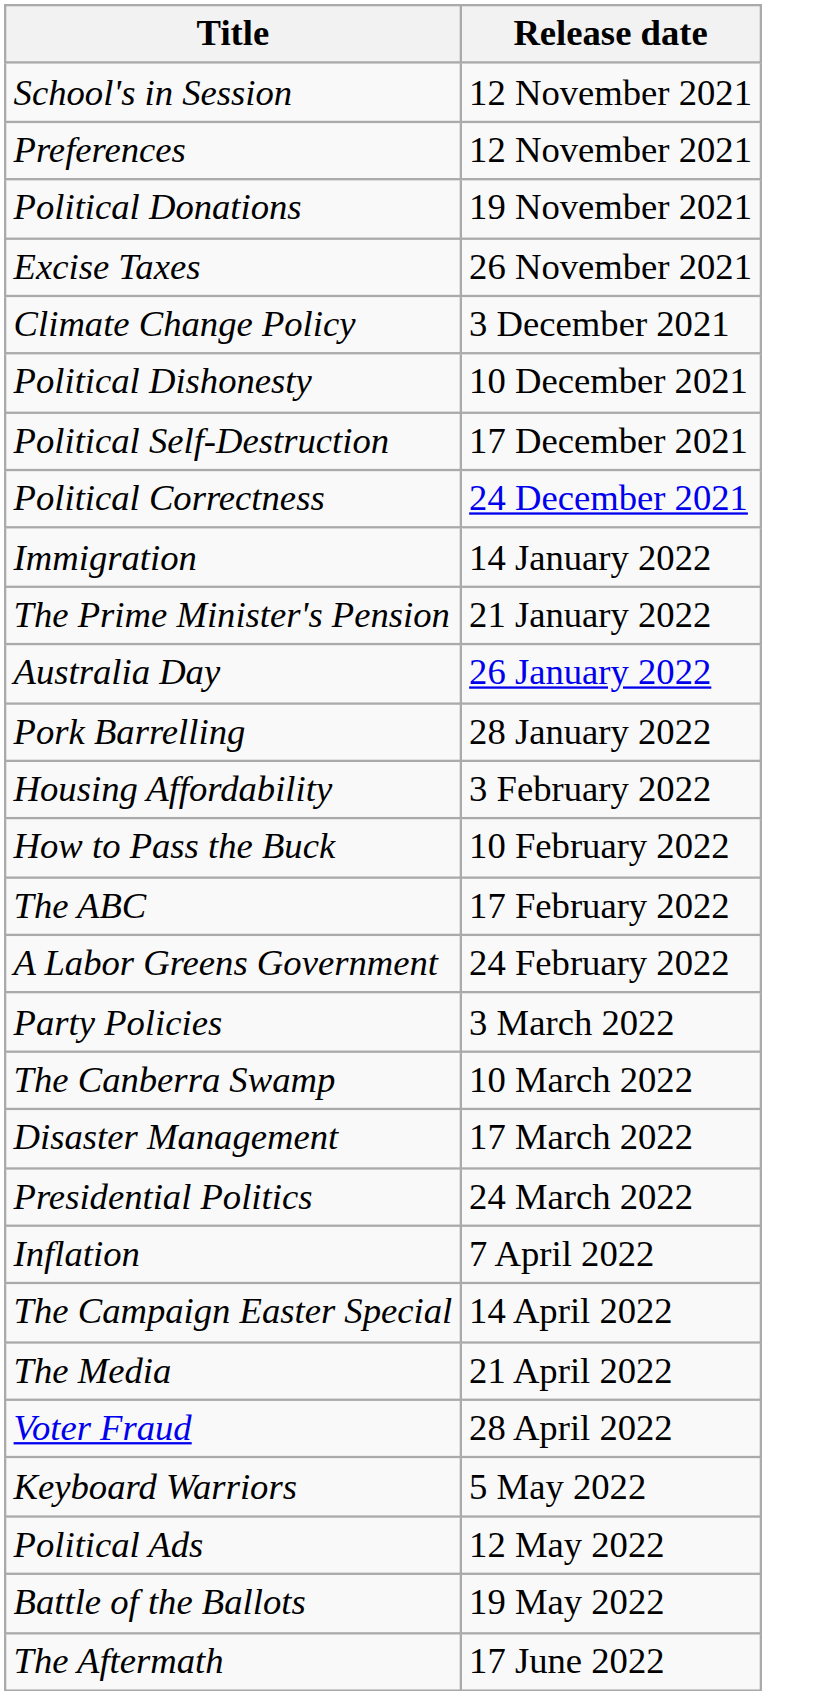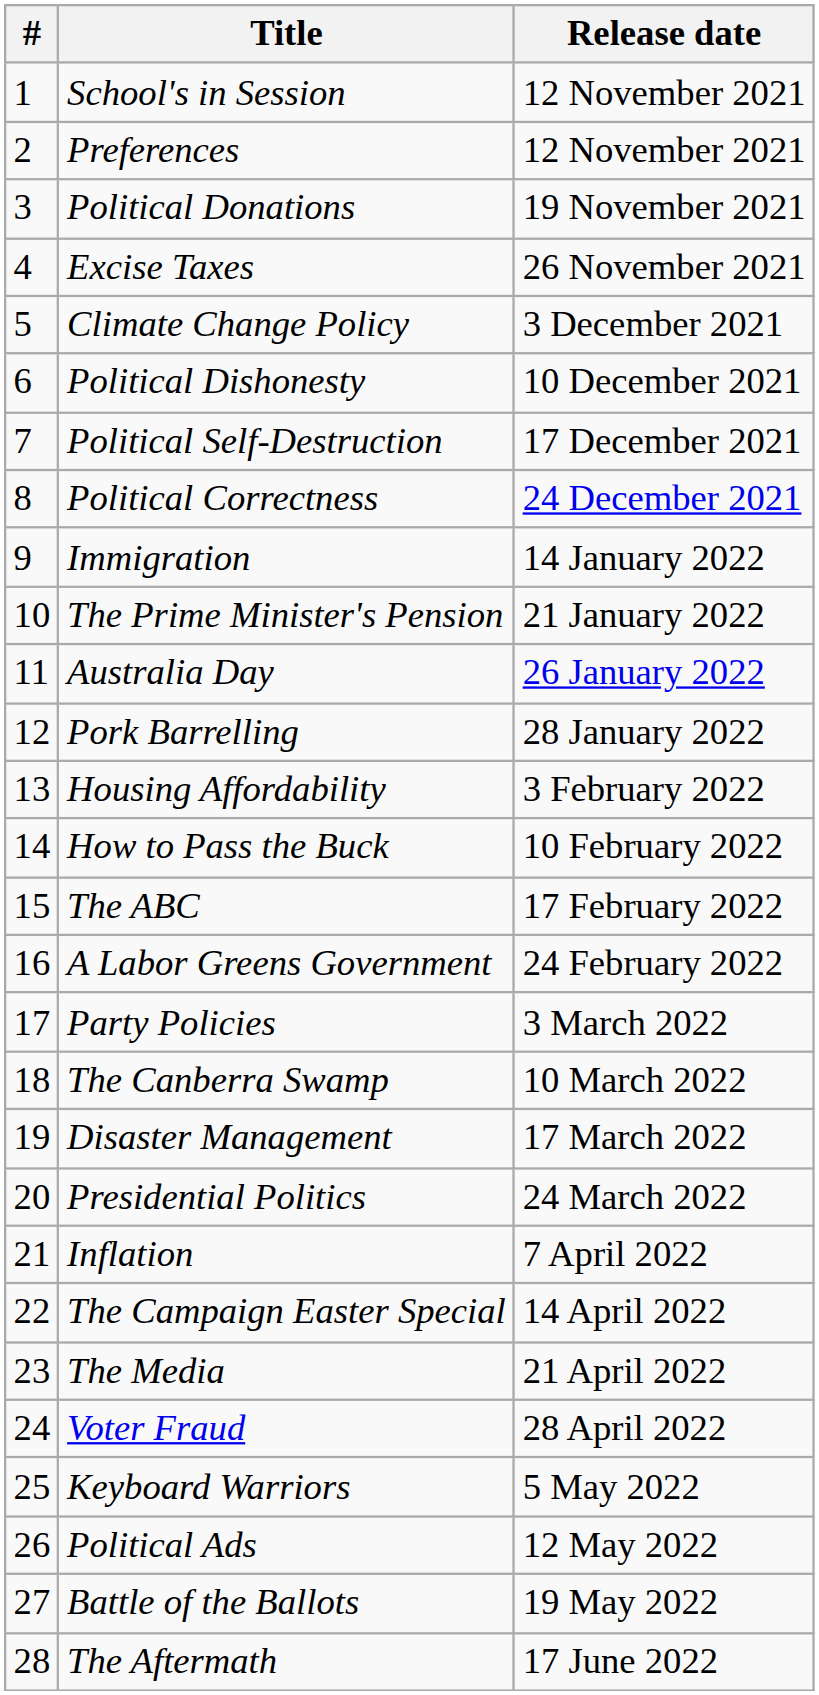+ column: (32, 33)
